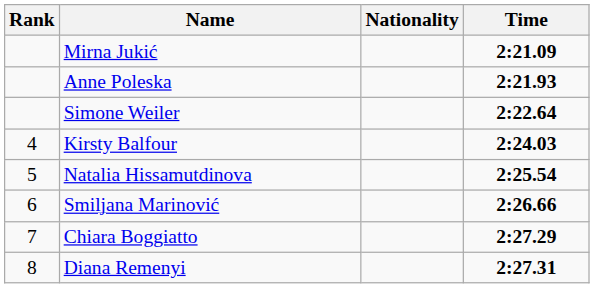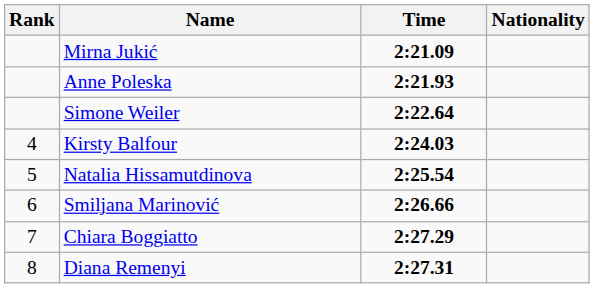columns swapped: (412, 19) <-> (526, 19)
